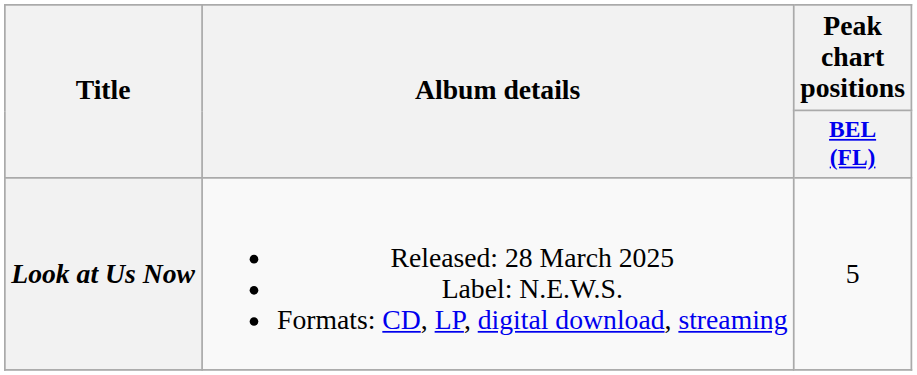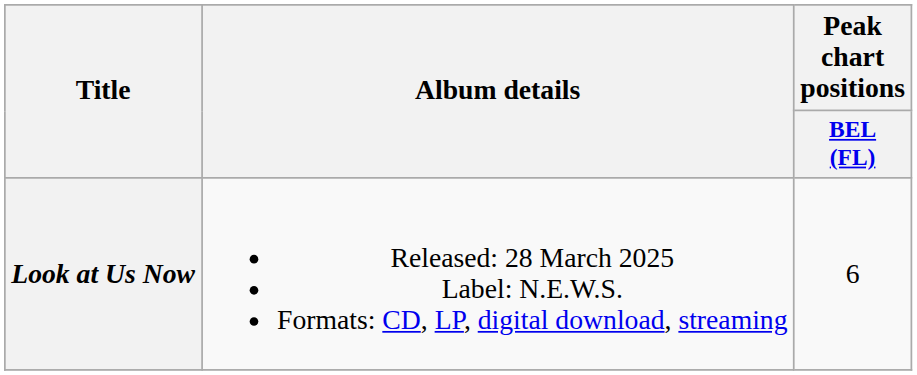(853, 273) 5 -> (853, 273) 6
